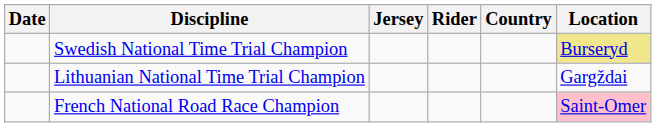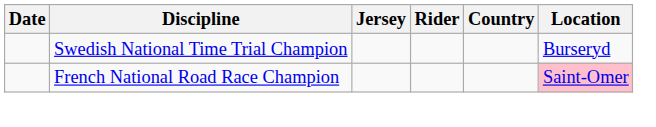(594, 48) khaki background -> (577, 48) no background
- row: (209, 77)
